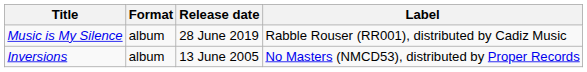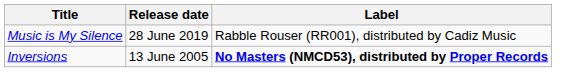- column: (151, 14)
(423, 56) normal -> (382, 56) bold
